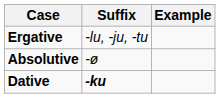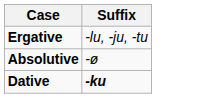- column: (183, 15)
